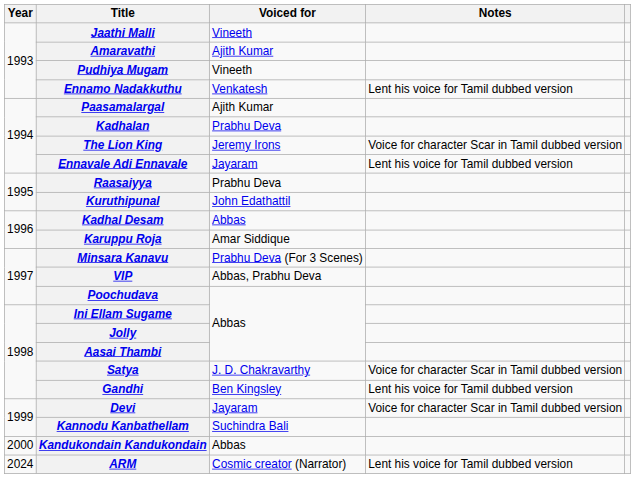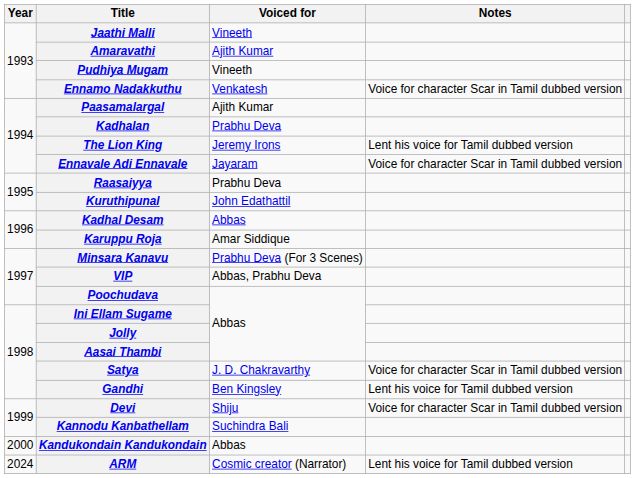(470, 88) Lent his voice for Tamil dubbed version -> (495, 88) Voice for character Scar in Tamil dubbed version
(495, 145) Voice for character Scar in Tamil dubbed version -> (470, 145) Lent his voice for Tamil dubbed version
(470, 164) Lent his voice for Tamil dubbed version -> (495, 164) Voice for character Scar in Tamil dubbed version
(235, 408) Jayaram -> (225, 408) Shiju
